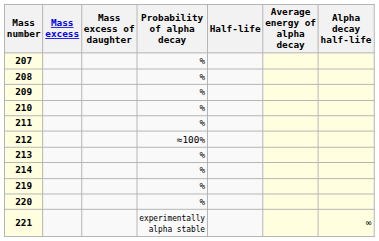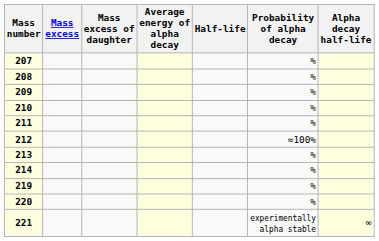columns swapped: (291, 29) <-> (172, 29)
